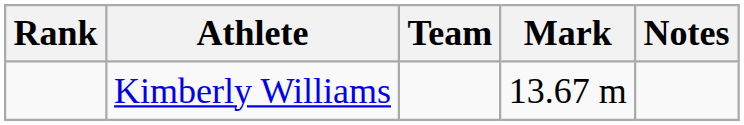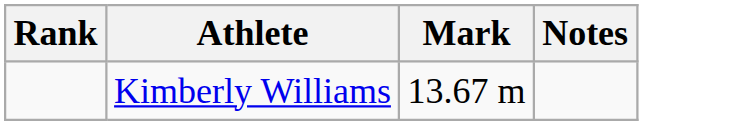- column: (450, 33)
